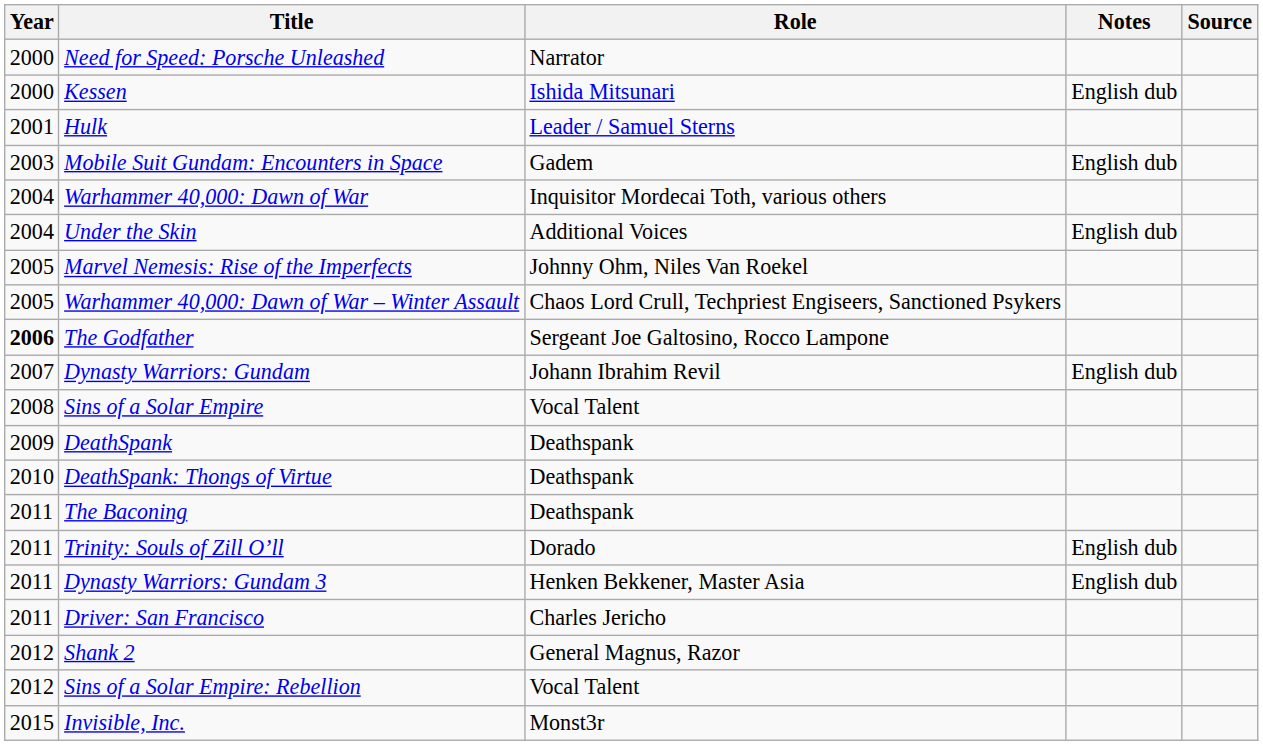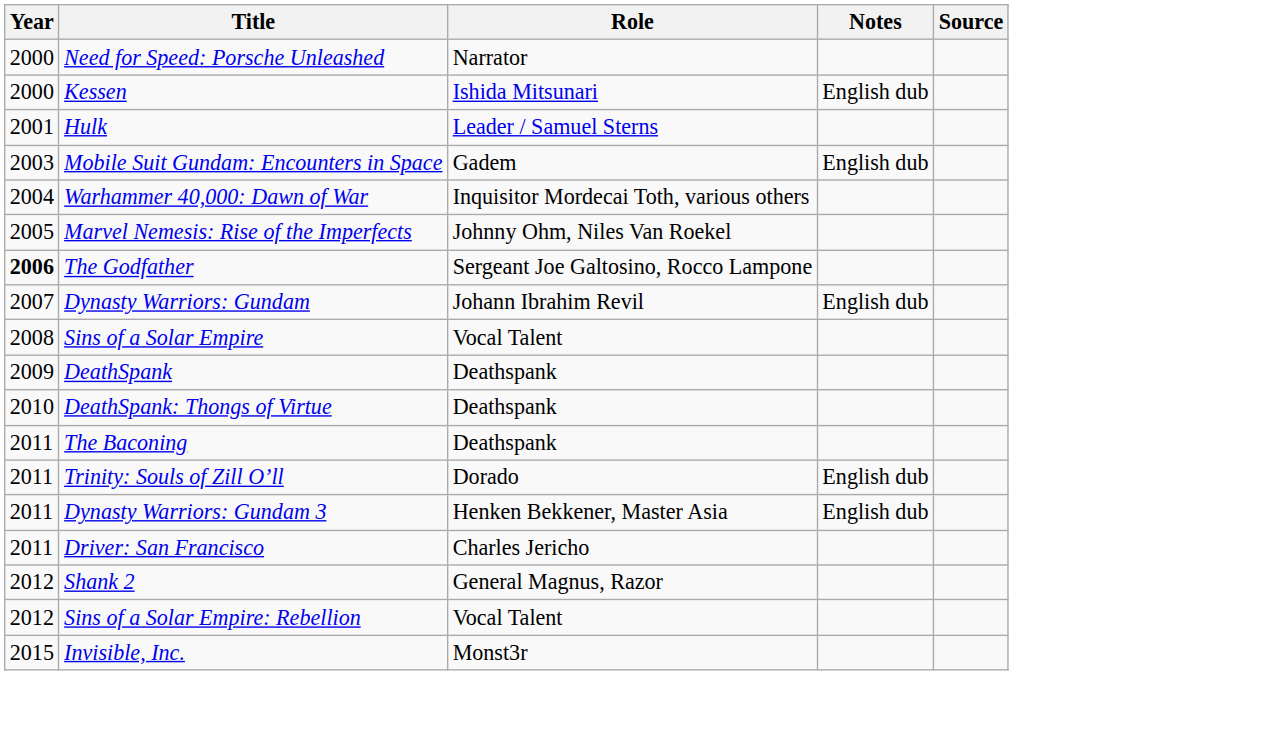- row: (130, 232)
- row: (292, 302)
